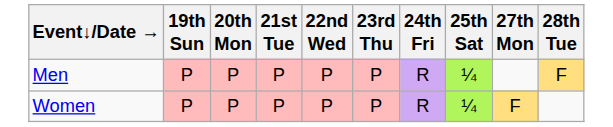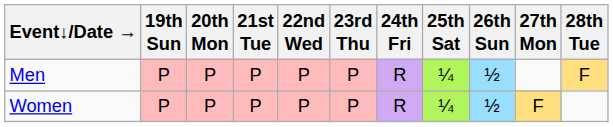+ column: (492, 32)
